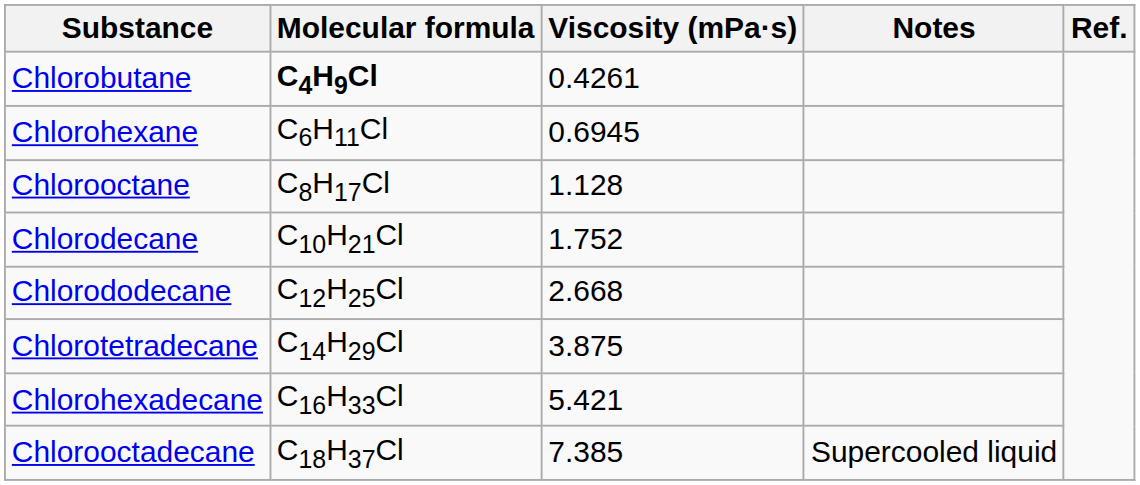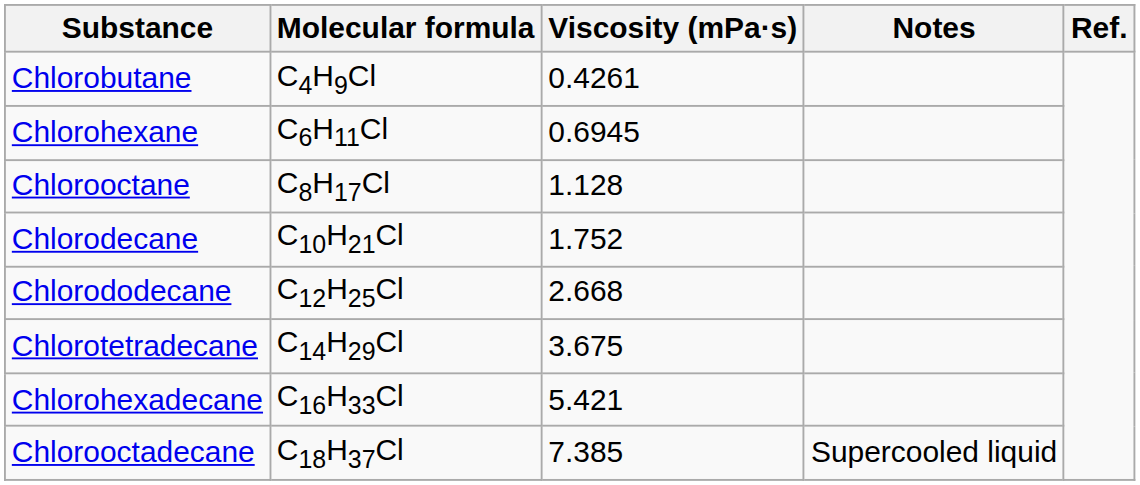(327, 79) bold -> (326, 79) normal
(586, 345) 3.875 -> (586, 345) 3.675
